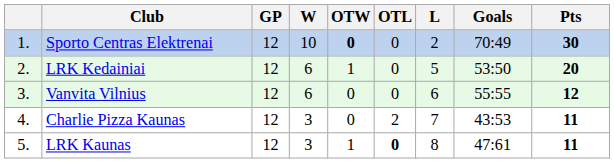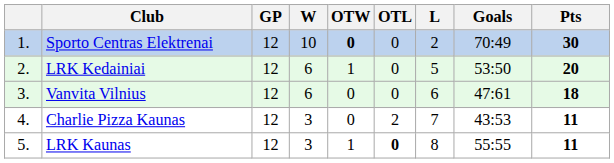(493, 94) 55:55 -> (493, 94) 47:61
(571, 94) 12 -> (571, 94) 18
(493, 145) 47:61 -> (493, 145) 55:55
